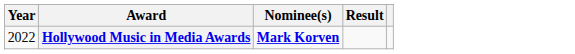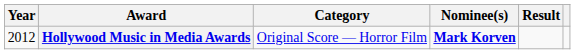+ column: (342, 15)
(22, 37) 2022 -> (22, 37) 2012
